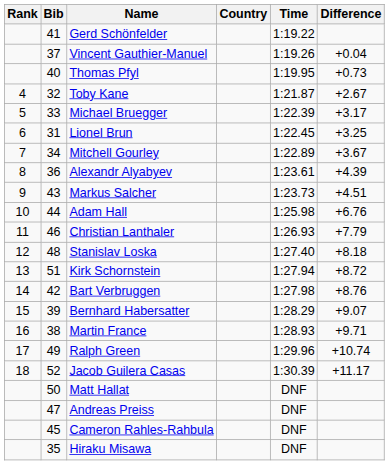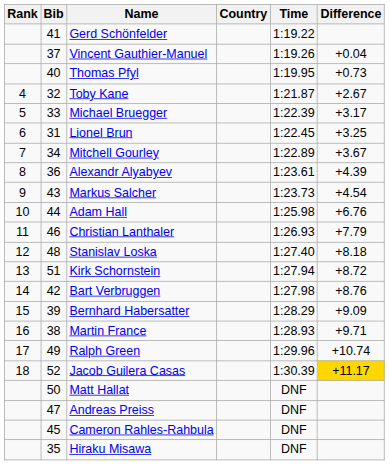(351, 192) +4.51 -> (351, 192) +4.54
(351, 311) +9.07 -> (351, 311) +9.09
(351, 370) no background -> (351, 370) gold background
